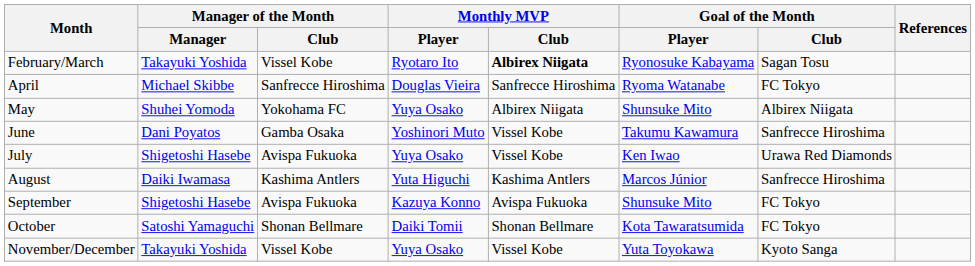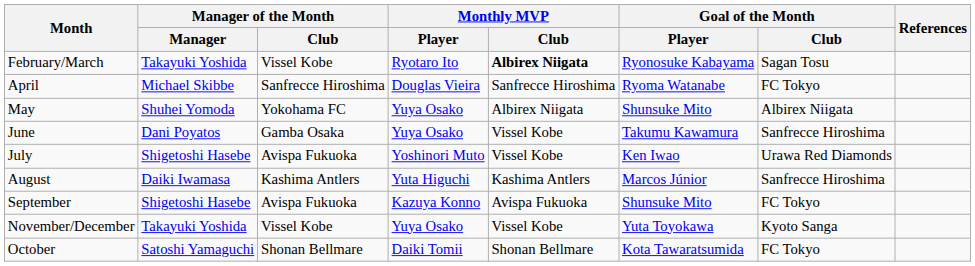(438, 132) Yoshinori Muto -> (427, 132) Yuya Osako
(427, 156) Yuya Osako -> (438, 156) Yoshinori Muto
rows swapped: (32, 226) <-> (71, 249)
